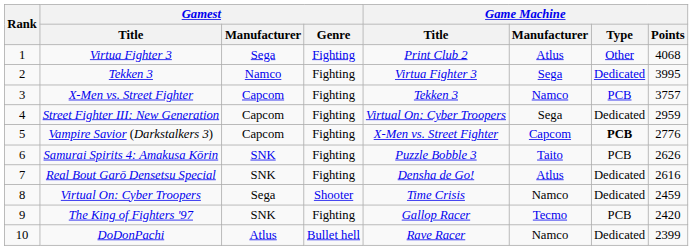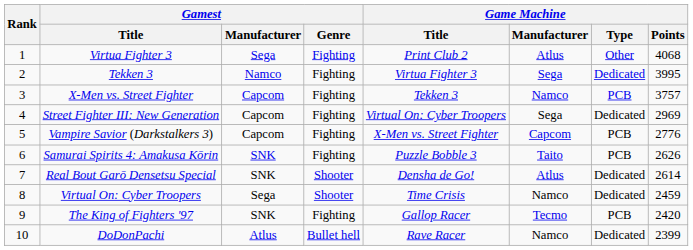(668, 114) 2959 -> (668, 114) 2969
(620, 134) bold -> (620, 134) normal
(334, 174) Fighting -> (334, 174) Shooter
(668, 174) 2616 -> (668, 174) 2614
